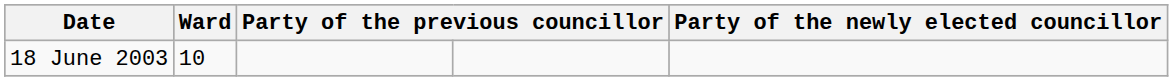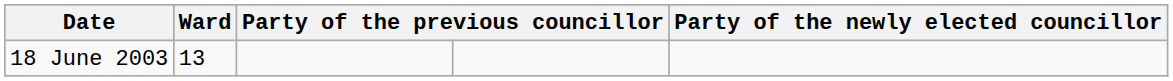(192, 59) 10 -> (192, 59) 13
